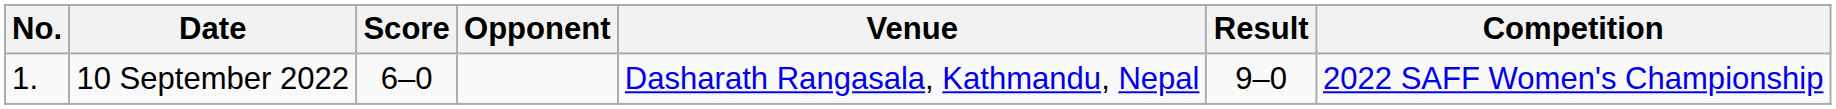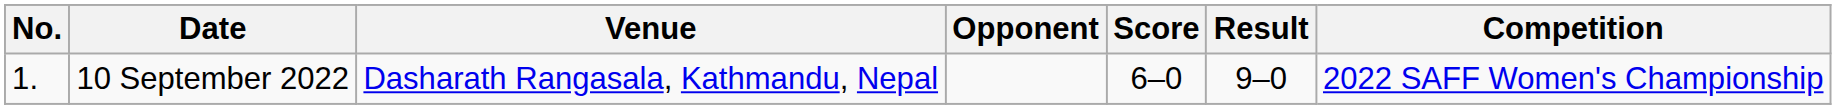columns swapped: (912, 29) <-> (407, 29)
